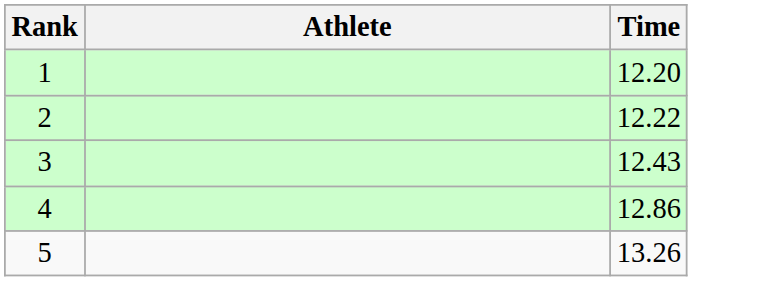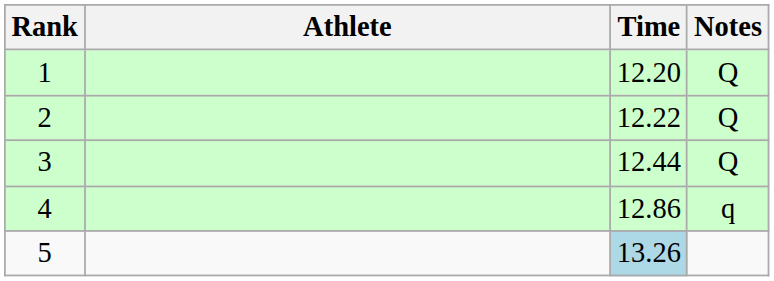+ column: (728, 27)
(649, 162) 12.43 -> (649, 162) 12.44
(649, 252) no background -> (649, 252) lightblue background
